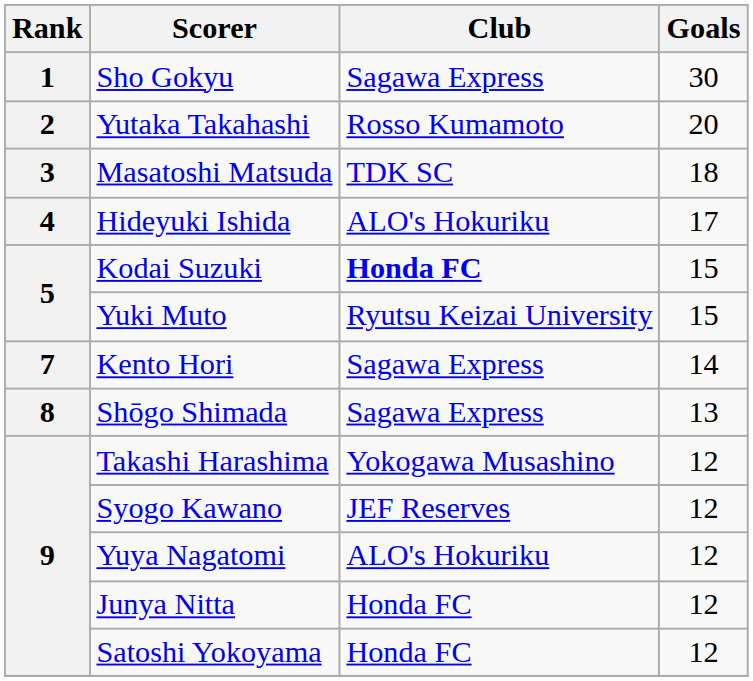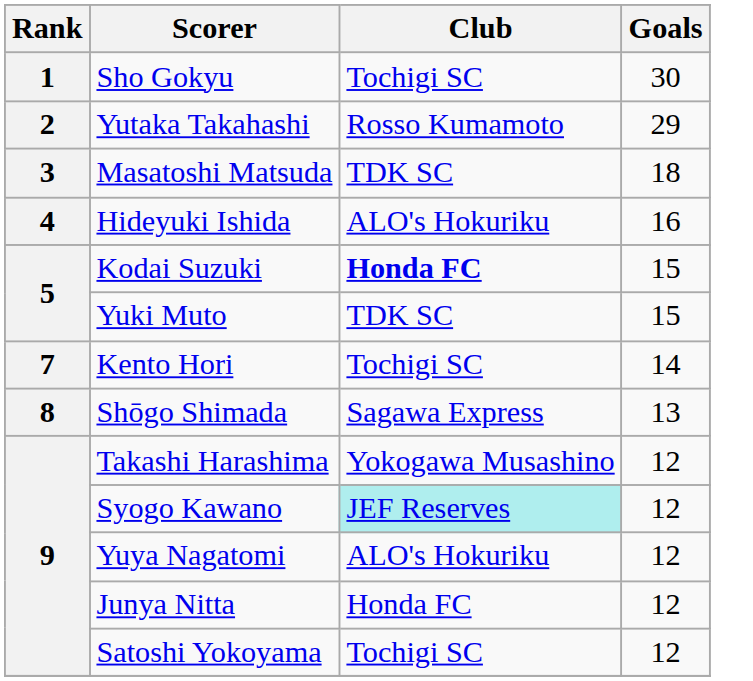(445, 76) Sagawa Express -> (415, 76) Tochigi SC
(704, 124) 20 -> (666, 124) 29
(704, 220) 17 -> (666, 220) 16
(500, 316) Ryutsu Keizai University -> (400, 316) TDK SC
(445, 364) Sagawa Express -> (415, 364) Tochigi SC
(428, 508) no background -> (428, 508) paleturquoise background
(409, 651) Honda FC -> (415, 651) Tochigi SC
